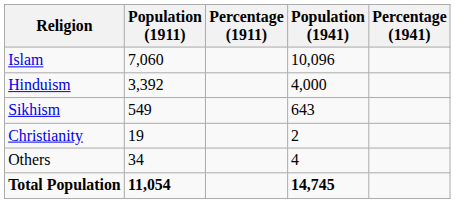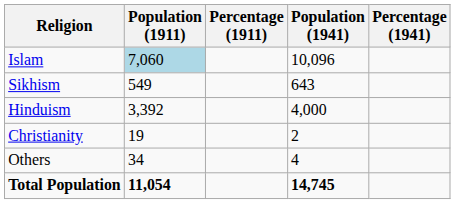(146, 60) no background -> (146, 60) lightblue background
rows swapped: (39, 85) <-> (34, 110)
